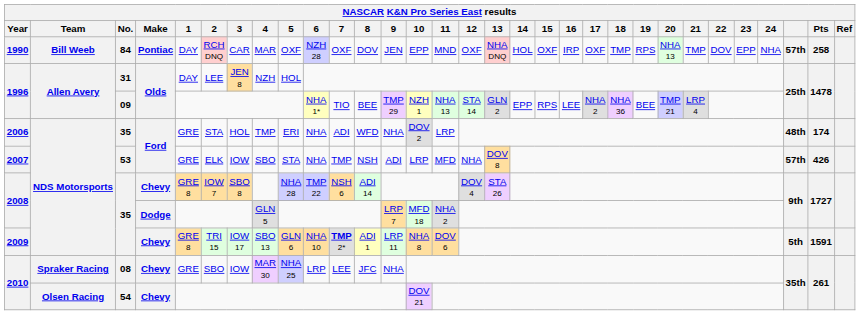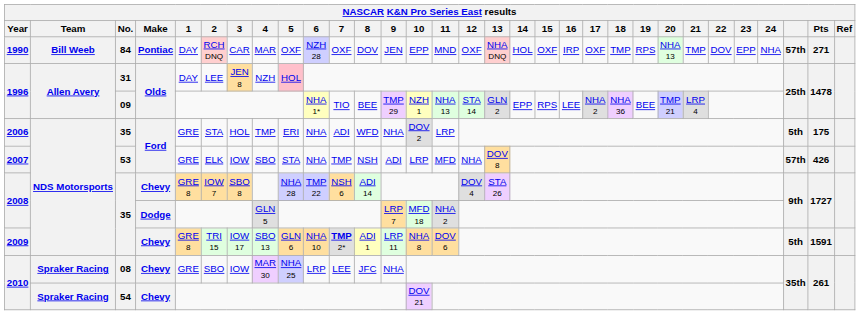(821, 50) 258 -> (821, 50) 271
(291, 77) no background -> (291, 77) pink background
(796, 132) 48th -> (796, 132) 5th
(821, 132) 174 -> (821, 132) 175
(73, 296) Olsen Racing -> (73, 296) Spraker Racing
